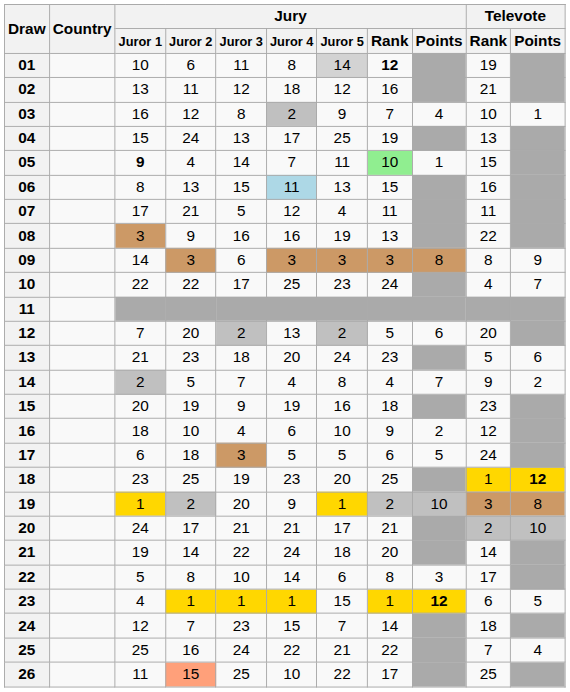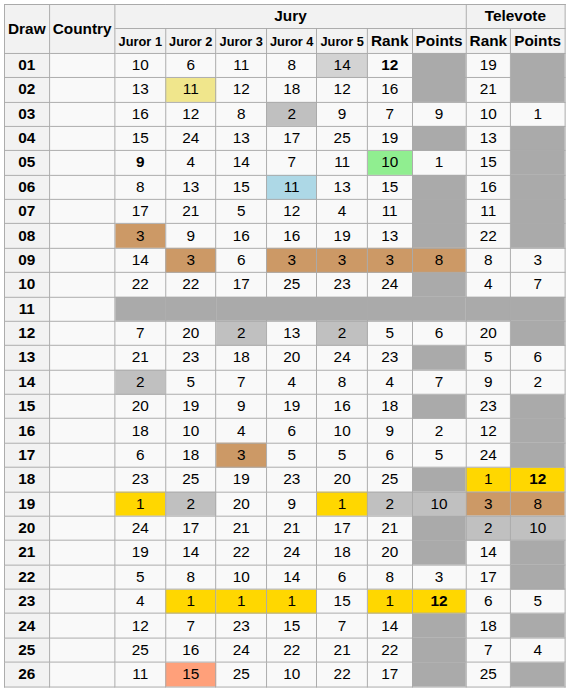(191, 89) no background -> (191, 89) khaki background
(439, 114) 4 -> (439, 114) 9
(538, 260) 9 -> (538, 260) 3
